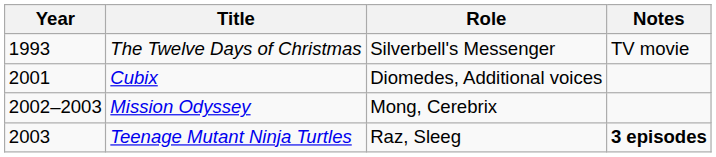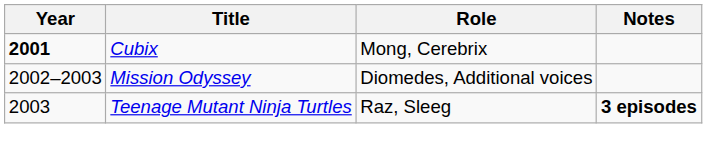- row: (236, 48)
(30, 78) normal -> (30, 48) bold
(486, 78) Diomedes, Additional voices -> (424, 48) Mong, Cerebrix
(434, 107) Mong, Cerebrix -> (476, 78) Diomedes, Additional voices
